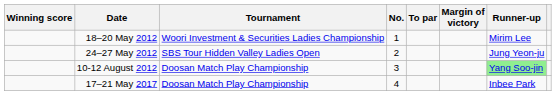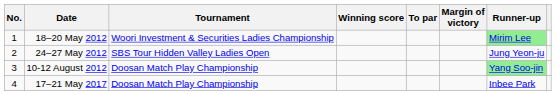columns swapped: (396, 17) <-> (39, 17)
(510, 38) no background -> (510, 38) lightgreen background
